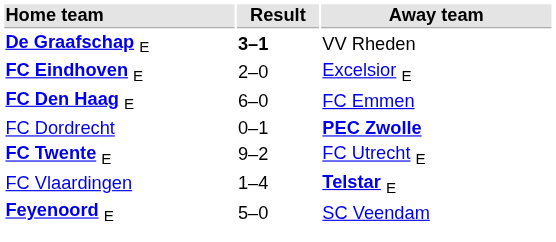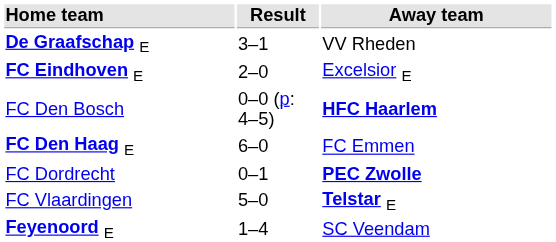(253, 43) bold -> (253, 43) normal
+ row: (65, 109)
- row: (58, 155)
(253, 183) 1–4 -> (253, 200) 5–0
(253, 212) 5–0 -> (253, 229) 1–4
